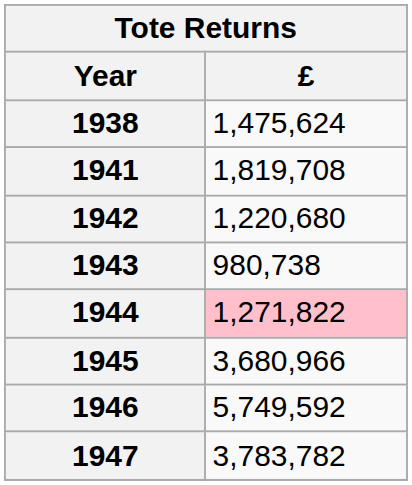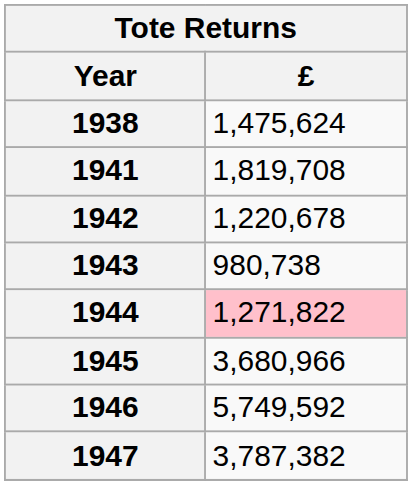(279, 218) 1,220,680 -> (279, 218) 1,220,678
(279, 455) 3,783,782 -> (279, 455) 3,787,382
